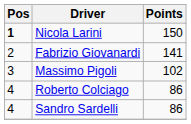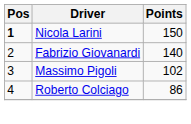(173, 52) 141 -> (173, 52) 140
- row: (77, 109)
